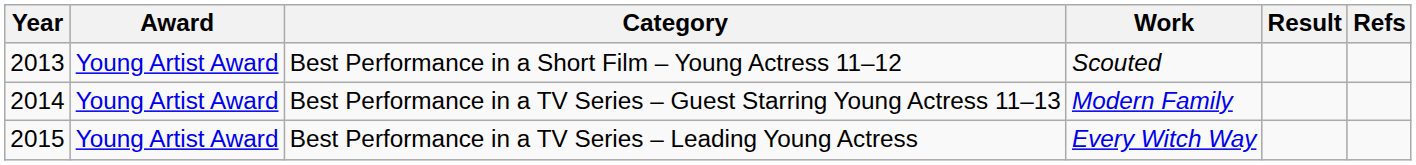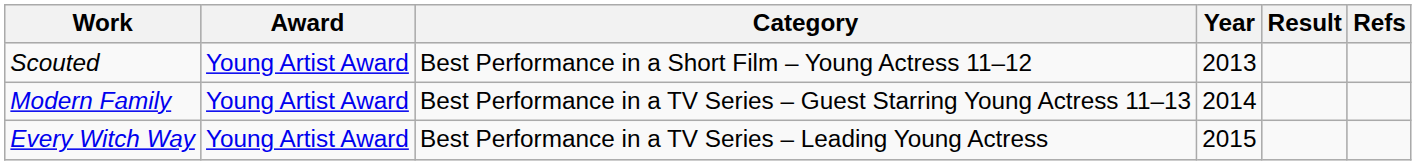columns swapped: (37, 23) <-> (1164, 23)
